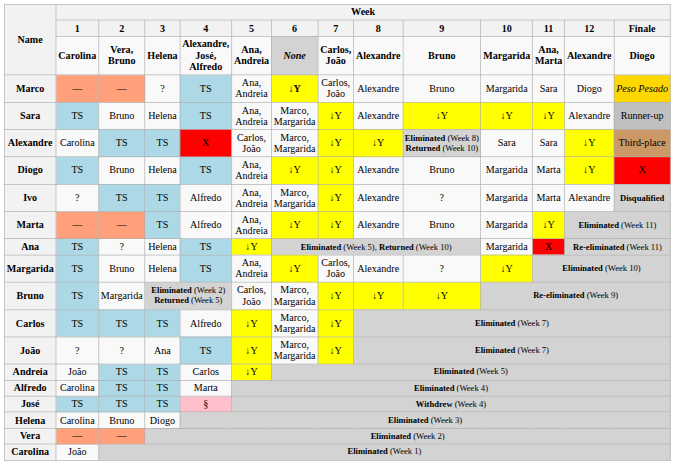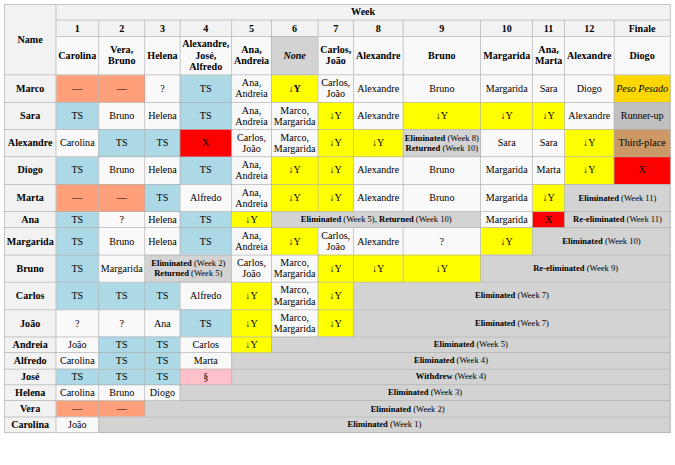- row: (30, 198)
